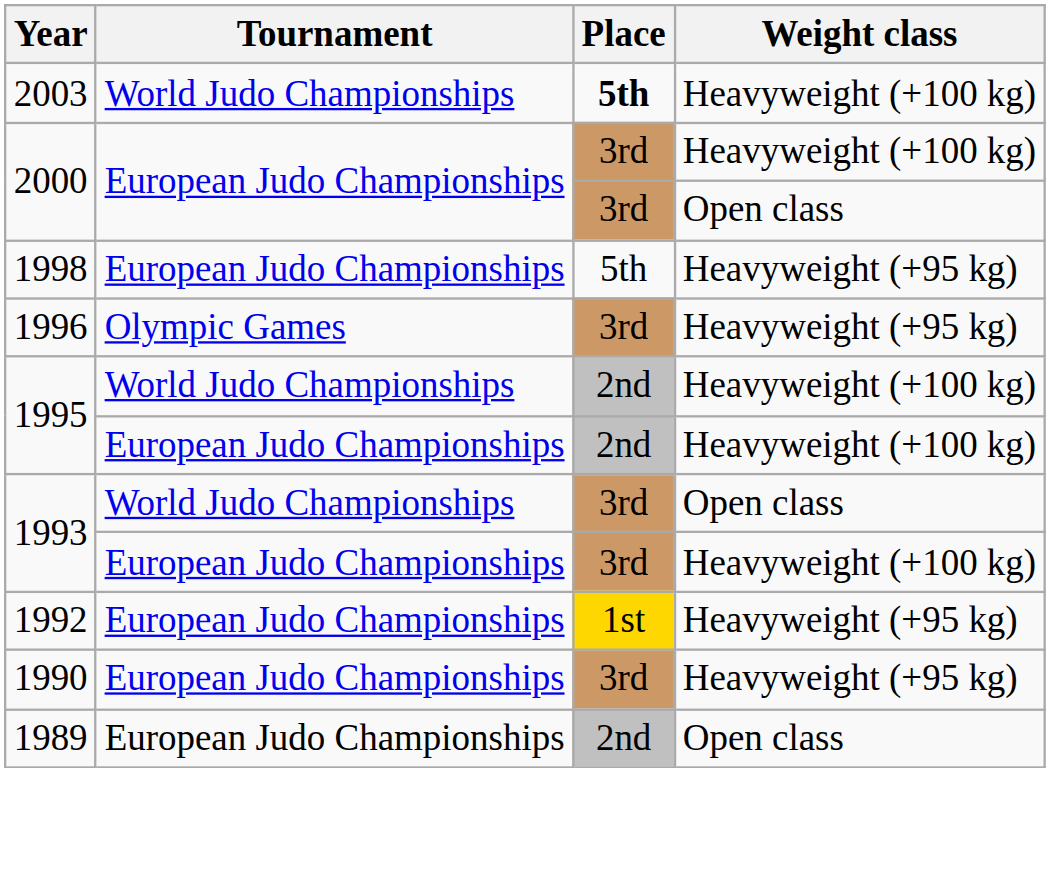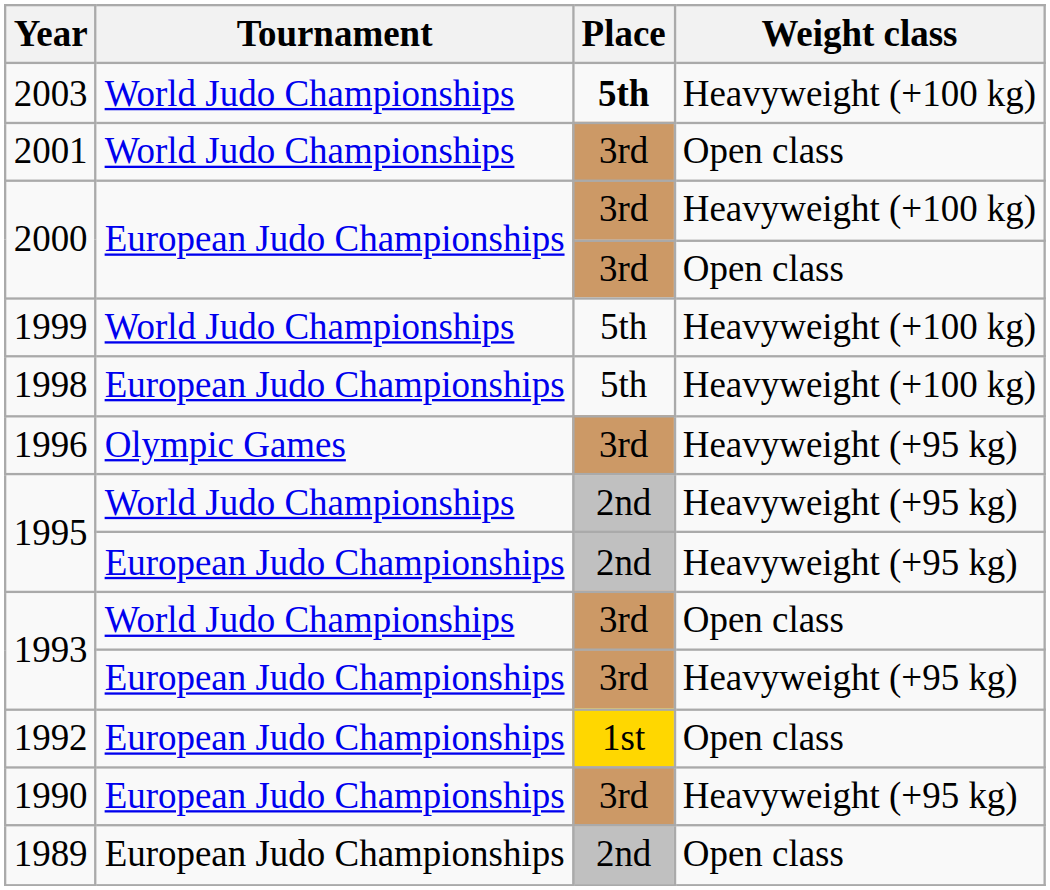+ row: (51, 151)
+ row: (51, 326)
(850, 268) Heavyweight (+95 kg) -> (859, 385) Heavyweight (+100 kg)
(859, 385) Heavyweight (+100 kg) -> (850, 502) Heavyweight (+95 kg)
(859, 444) Heavyweight (+100 kg) -> (850, 561) Heavyweight (+95 kg)
(859, 561) Heavyweight (+100 kg) -> (850, 678) Heavyweight (+95 kg)
(850, 619) Heavyweight (+95 kg) -> (763, 737) Open class
